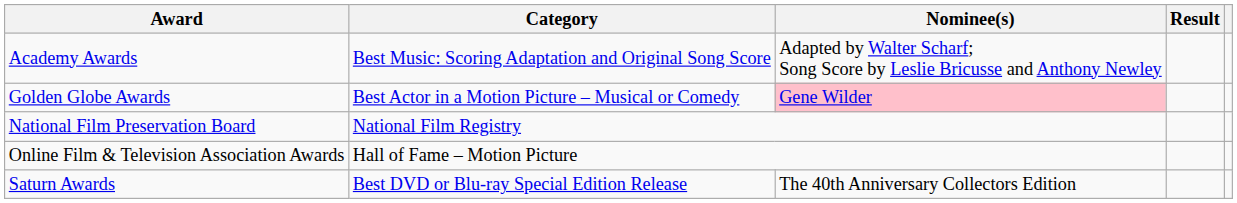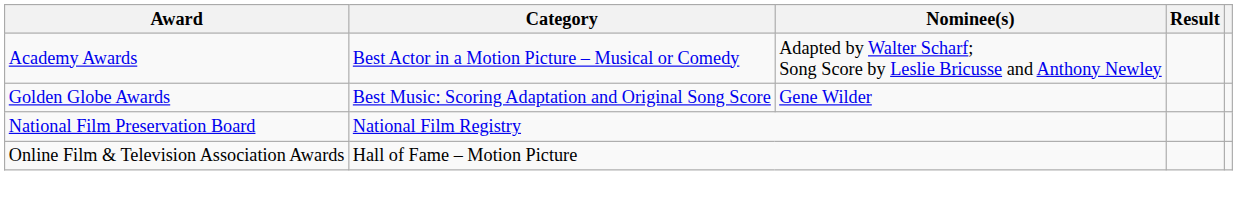(562, 58) Best Music: Scoring Adaptation and Original Song Score -> (546, 58) Best Actor in a Motion Picture – Musical or Comedy
(546, 97) Best Actor in a Motion Picture – Musical or Comedy -> (562, 97) Best Music: Scoring Adaptation and Original Song Score
(826, 97) pink background -> (826, 97) no background
- row: (62, 184)
